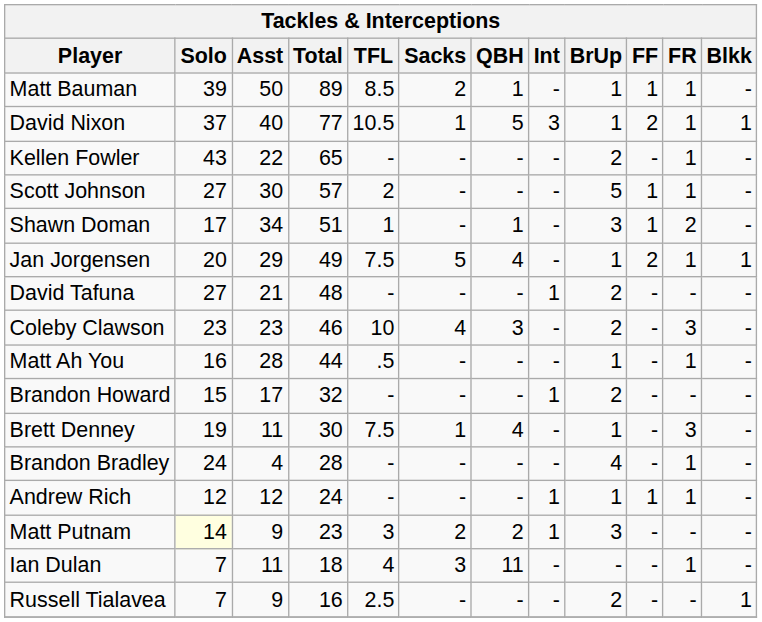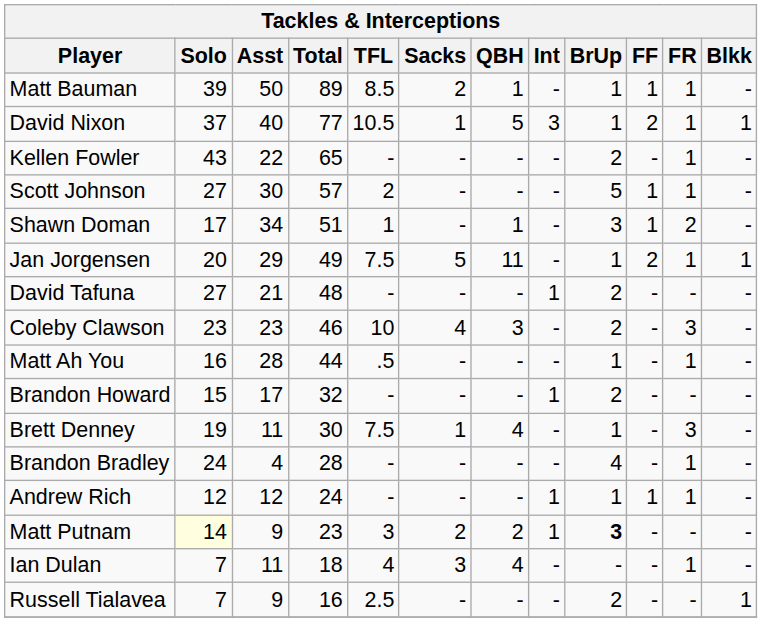(518, 259) 4 -> (513, 259) 11
(616, 531) normal -> (616, 531) bold
(513, 565) 11 -> (518, 565) 4
